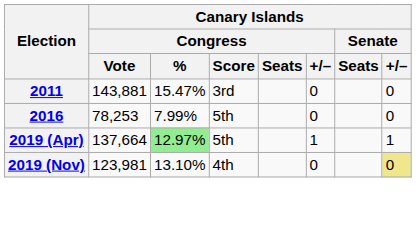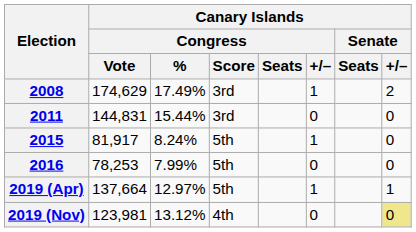+ row: (46, 90)
(119, 90) 143,881 -> (119, 115) 144,831
(180, 90) 15.47% -> (180, 115) 15.44%
+ row: (46, 139)
(180, 139) lightgreen background -> (180, 189) no background
(180, 164) 13.10% -> (180, 213) 13.12%
